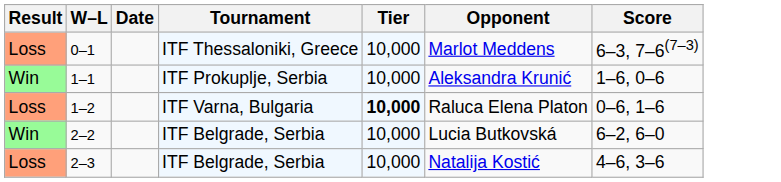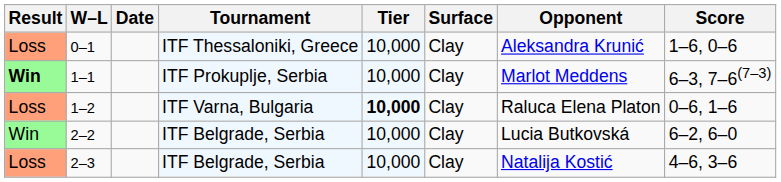+ column: (461, 18)
(491, 48) Marlot Meddens -> (572, 46) Aleksandra Krunić
(647, 48) 6–3, 7–6(7–3) -> (703, 46) 1–6, 0–6
(24, 79) normal -> (25, 76) bold
(500, 79) Aleksandra Krunić -> (564, 76) Marlot Meddens
(630, 79) 1–6, 0–6 -> (720, 76) 6–3, 7–6(7–3)
